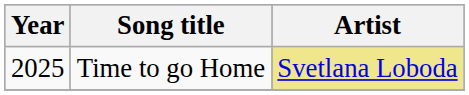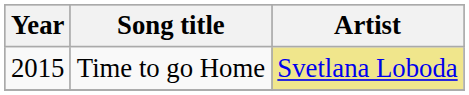(38, 68) 2025 -> (38, 68) 2015
